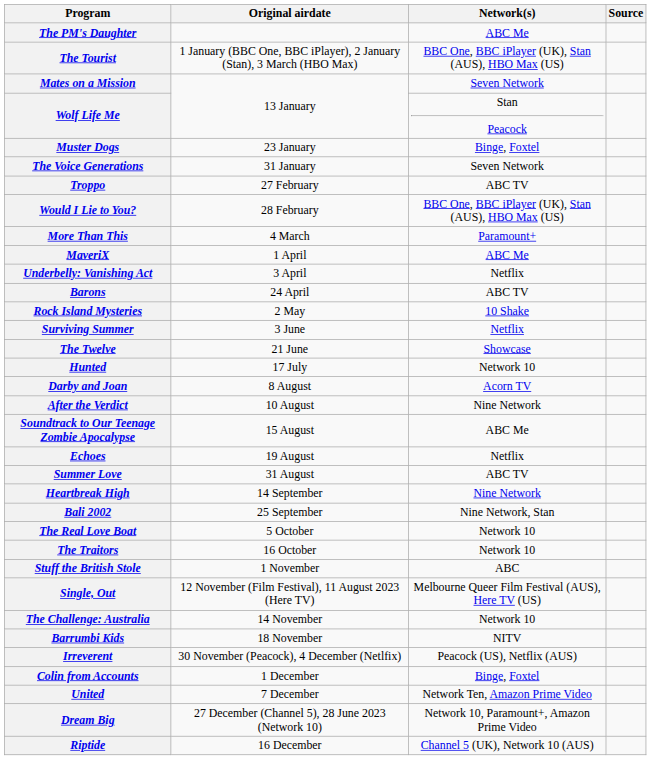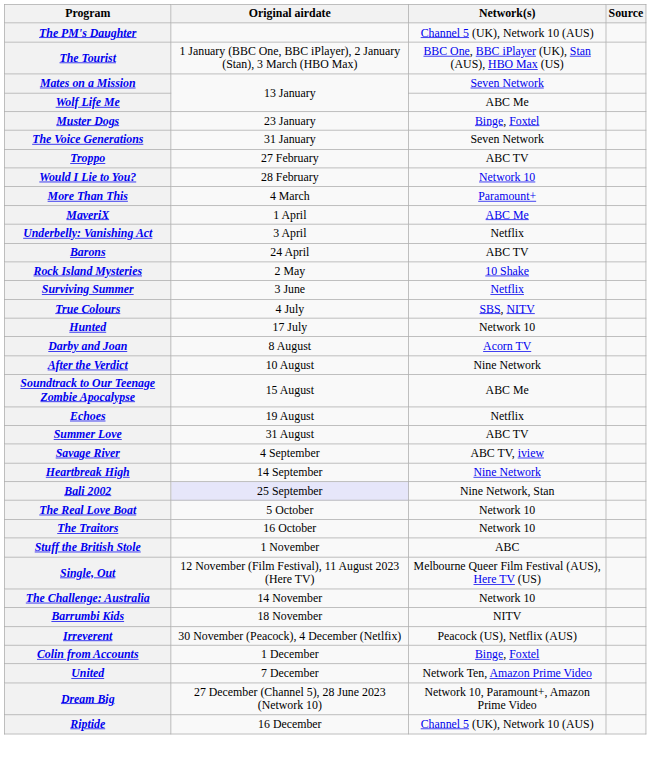(507, 32) ABC Me -> (507, 32) Channel 5 (UK), Network 10 (AUS)
(507, 115) Stan Peacock -> (507, 102) ABC Me
(507, 210) BBC One, BBC iPlayer (UK), Stan (AUS), HBO Max (US) -> (507, 177) Network 10
- row: (88, 348)
+ row: (88, 308)
+ row: (88, 453)
(290, 512) no background -> (290, 491) lavender background
